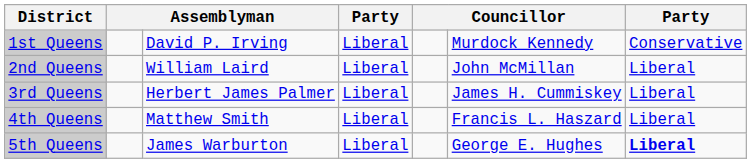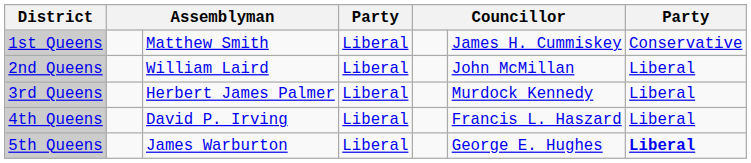(217, 43) David P. Irving -> (207, 43) Matthew Smith
(523, 43) Murdock Kennedy -> (537, 43) James H. Cummiskey
(537, 94) James H. Cummiskey -> (523, 94) Murdock Kennedy
(207, 120) Matthew Smith -> (217, 120) David P. Irving
